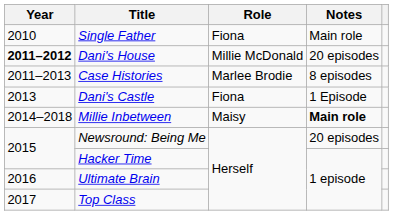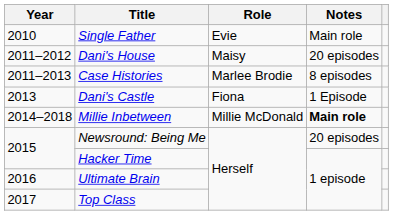(228, 35) Fiona -> (224, 35) Evie
(39, 55) bold -> (39, 55) normal
(257, 55) Millie McDonald -> (229, 55) Maisy
(229, 117) Maisy -> (257, 117) Millie McDonald
